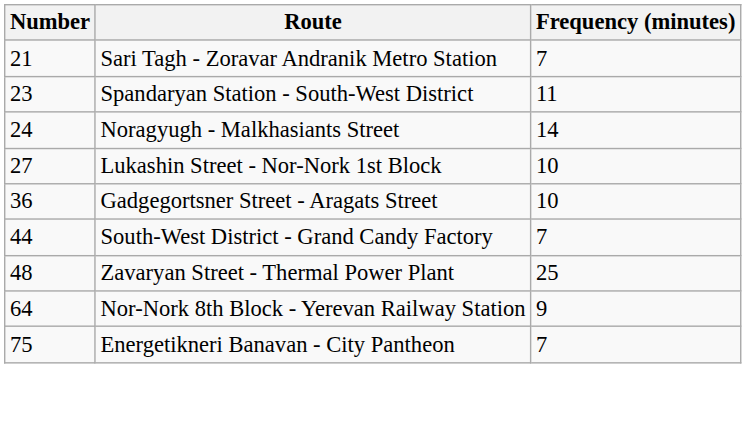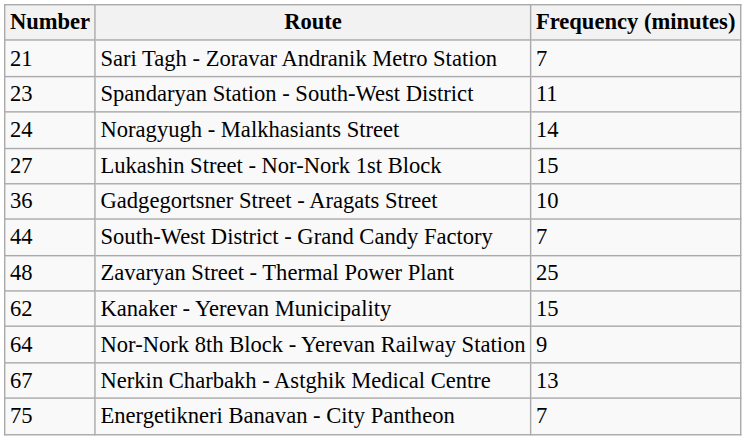(547, 165) 10 -> (547, 165) 15
+ row: (246, 308)
+ row: (296, 380)
